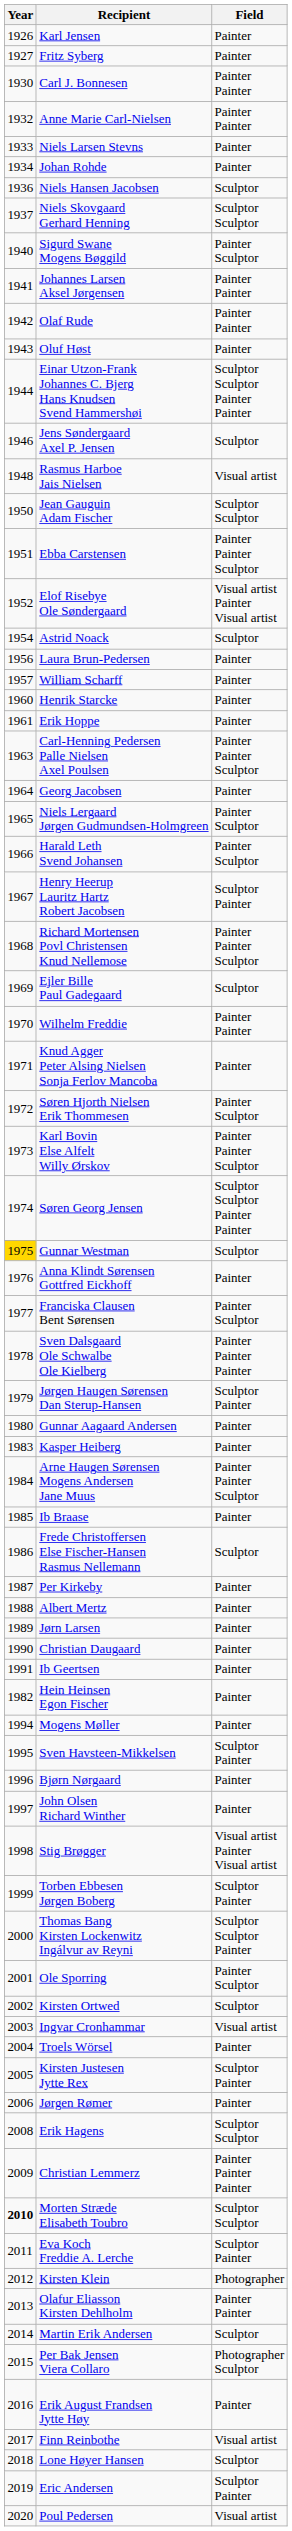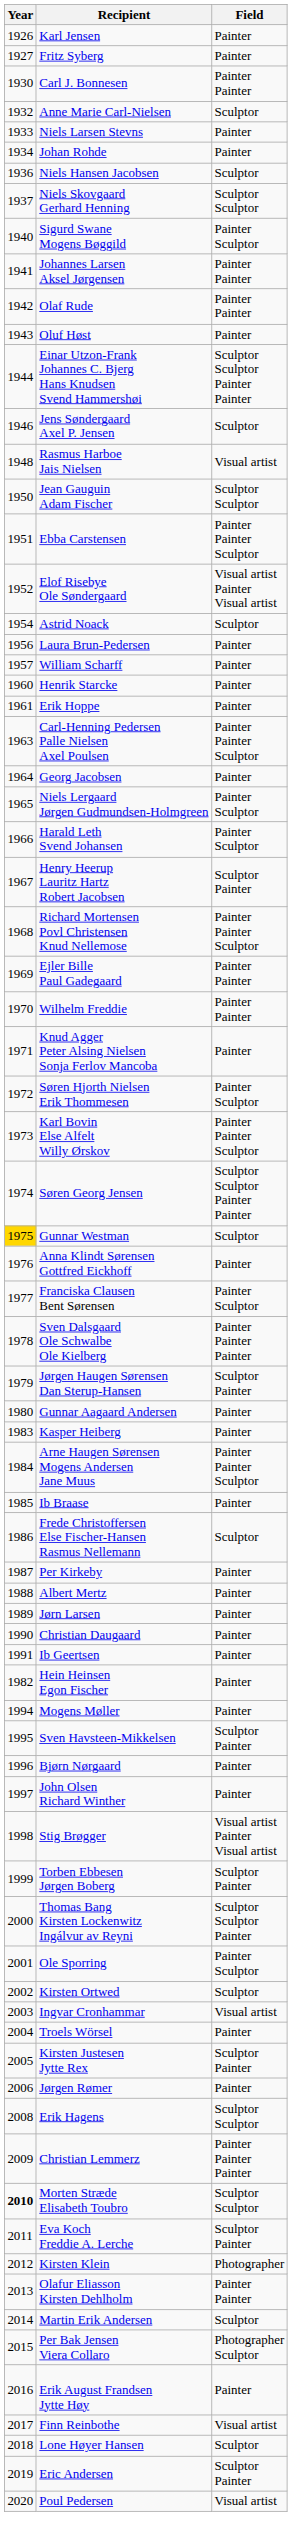(233, 118) Painter Painter -> (237, 111) Sculptor
(237, 988) Sculptor -> (233, 974) Painter Painter
